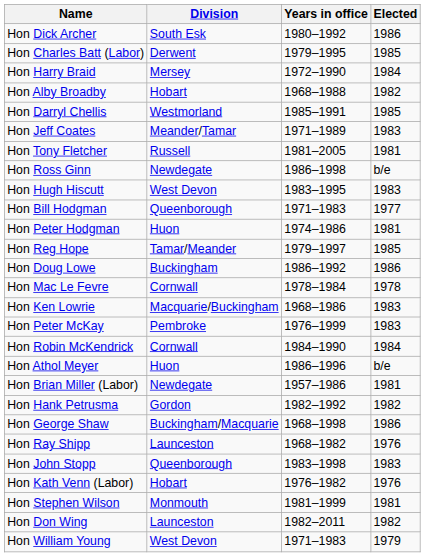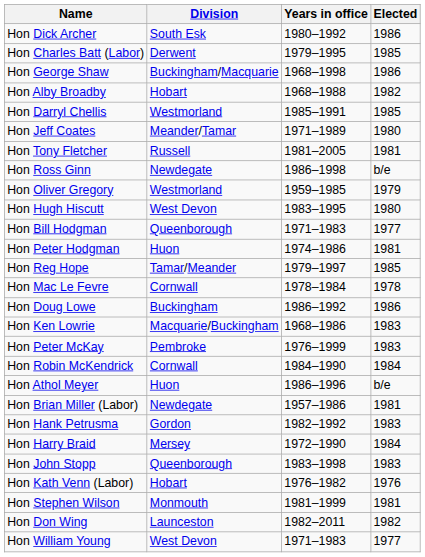rows swapped: (51, 72) <-> (58, 424)
(387, 131) 1983 -> (387, 131) 1980
+ row: (60, 190)
(387, 190) 1983 -> (387, 209) 1980
rows swapped: (58, 287) <-> (51, 268)
(387, 405) 1982 -> (387, 424) 1983
- row: (49, 444)
(387, 541) 1979 -> (387, 541) 1977
